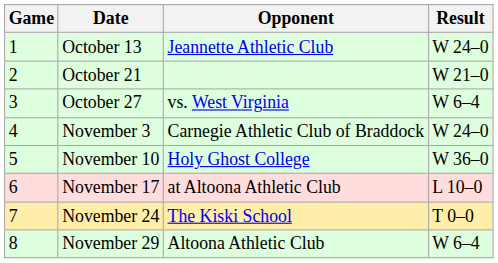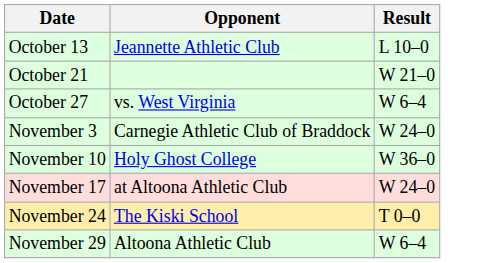- column: (31, 18)
(460, 46) W 24–0 -> (404, 46) L 10–0
(457, 187) L 10–0 -> (407, 187) W 24–0
